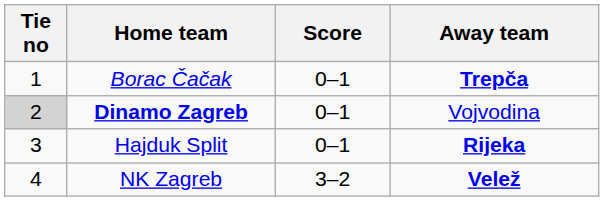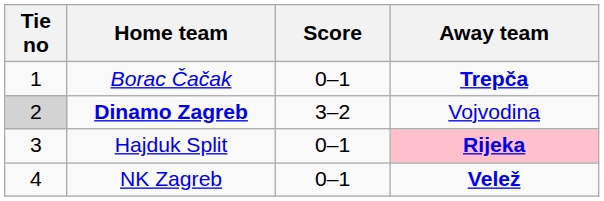(333, 111) 0–1 -> (333, 111) 3–2
(494, 145) no background -> (494, 145) pink background
(333, 178) 3–2 -> (333, 178) 0–1
